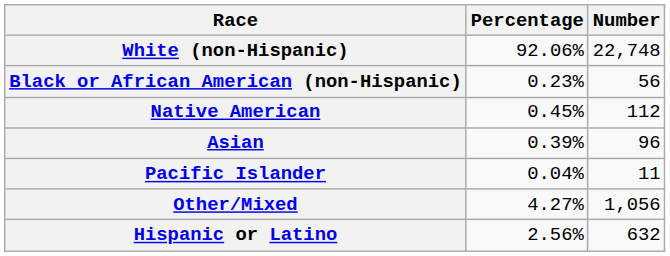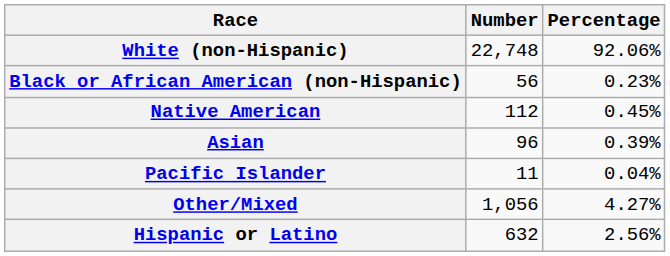columns swapped: (627, 20) <-> (527, 20)
